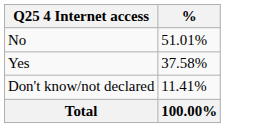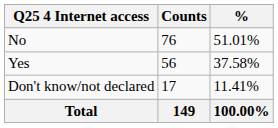+ column: (184, 16)
